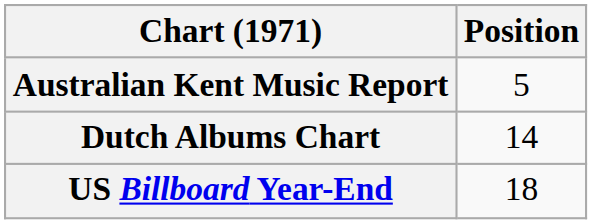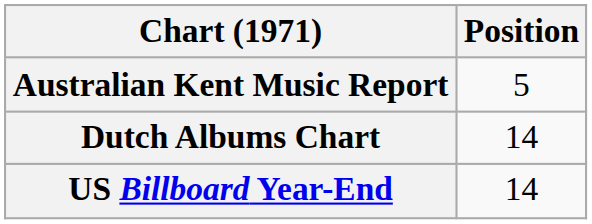(521, 190) 18 -> (521, 190) 14
